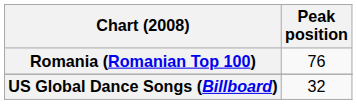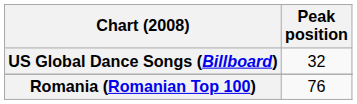rows swapped: (143, 61) <-> (143, 86)
